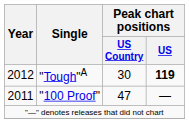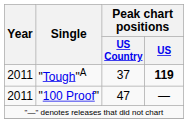(20, 75) 2012 -> (20, 75) 2011
(124, 75) 30 -> (123, 75) 37
